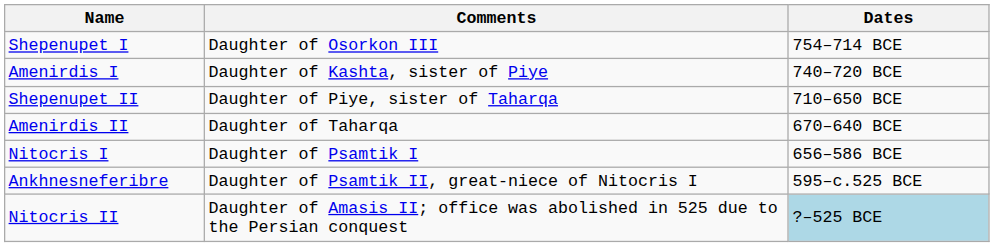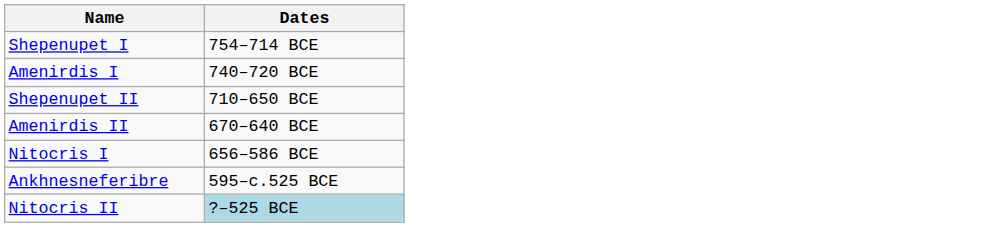- column: (497, 18)
